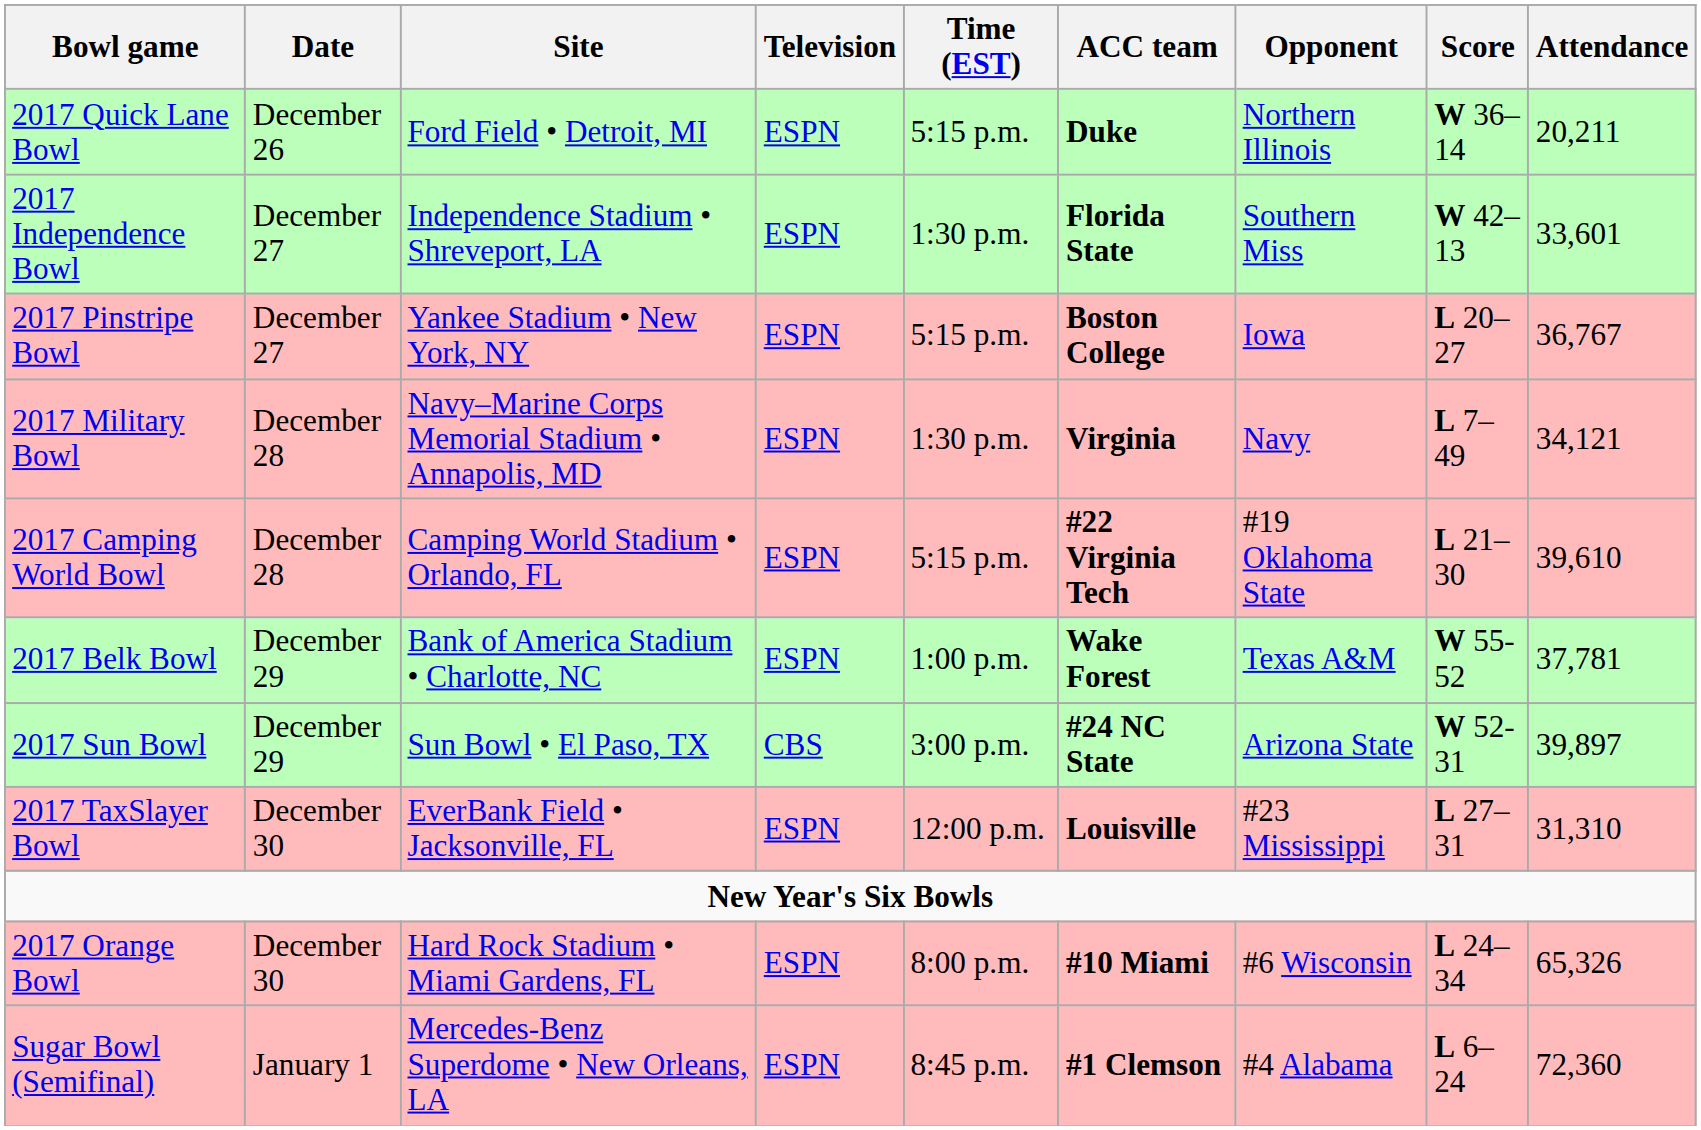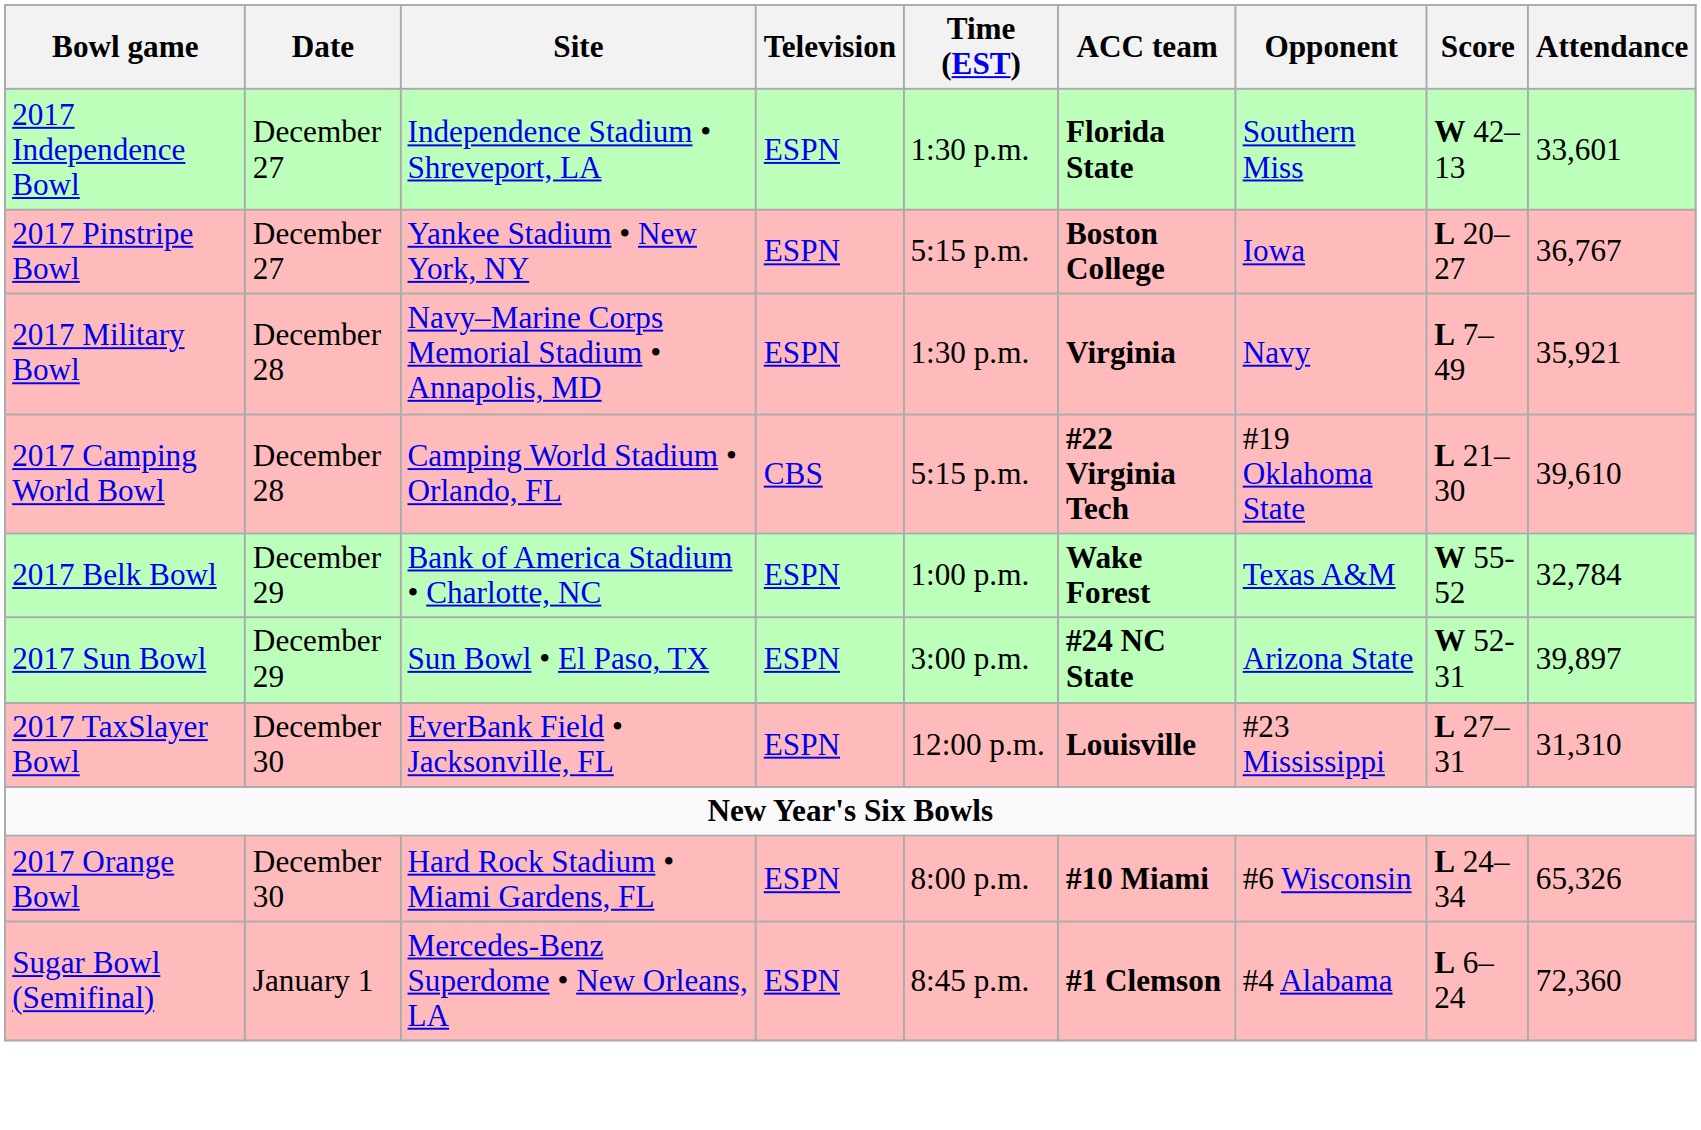- row: (120, 131)
(1579, 437) 34,121 -> (1579, 353) 35,921
(802, 557) ESPN -> (793, 472) CBS
(1579, 659) 37,781 -> (1579, 574) 32,784
(793, 744) CBS -> (802, 659) ESPN
